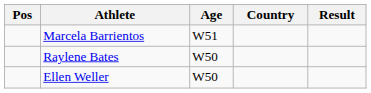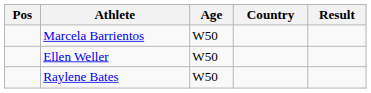(205, 35) W51 -> (205, 35) W50
rows swapped: (81, 56) <-> (76, 77)
